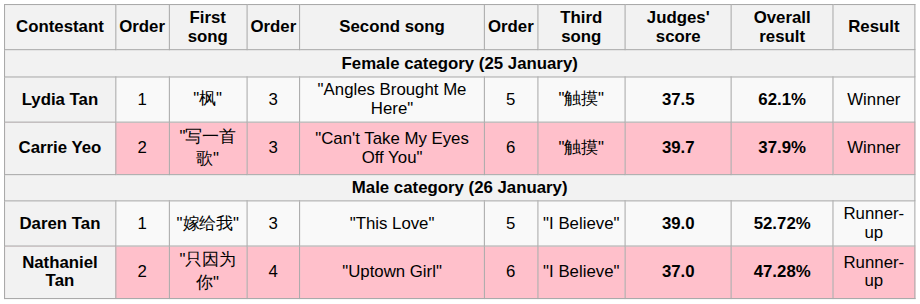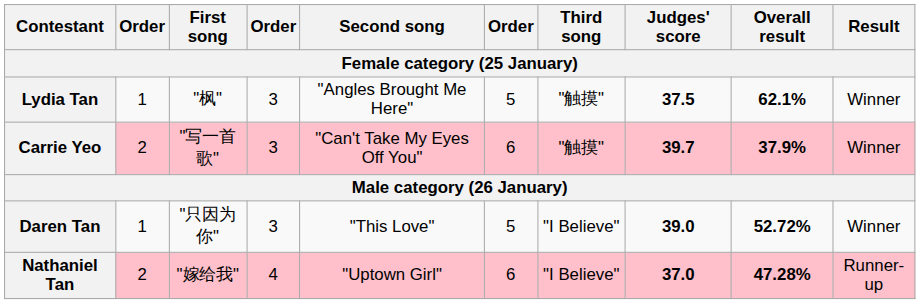(208, 222) "嫁给我" -> (208, 226) "只因为你"
(874, 223) Runner-up -> (874, 226) Winner
(208, 271) "只因为你" -> (208, 274) "嫁给我"
